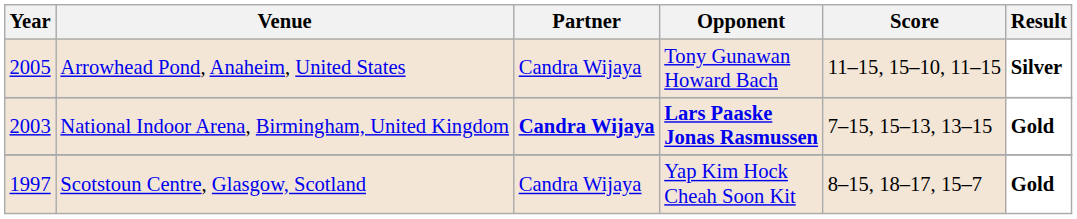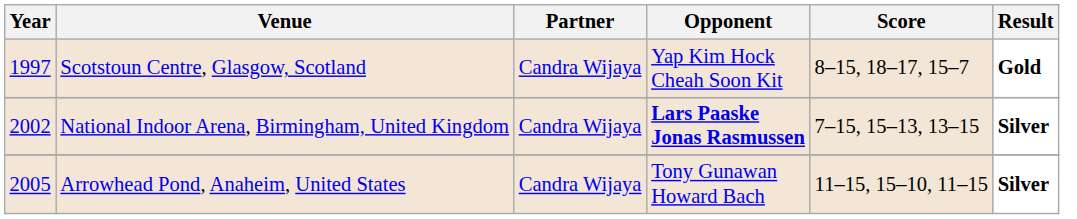rows swapped: (233, 67) <-> (213, 184)
(30, 126) 2003 -> (30, 126) 2002
(587, 126) bold -> (580, 126) normal
(1032, 126) Gold -> (1023, 126) Silver
